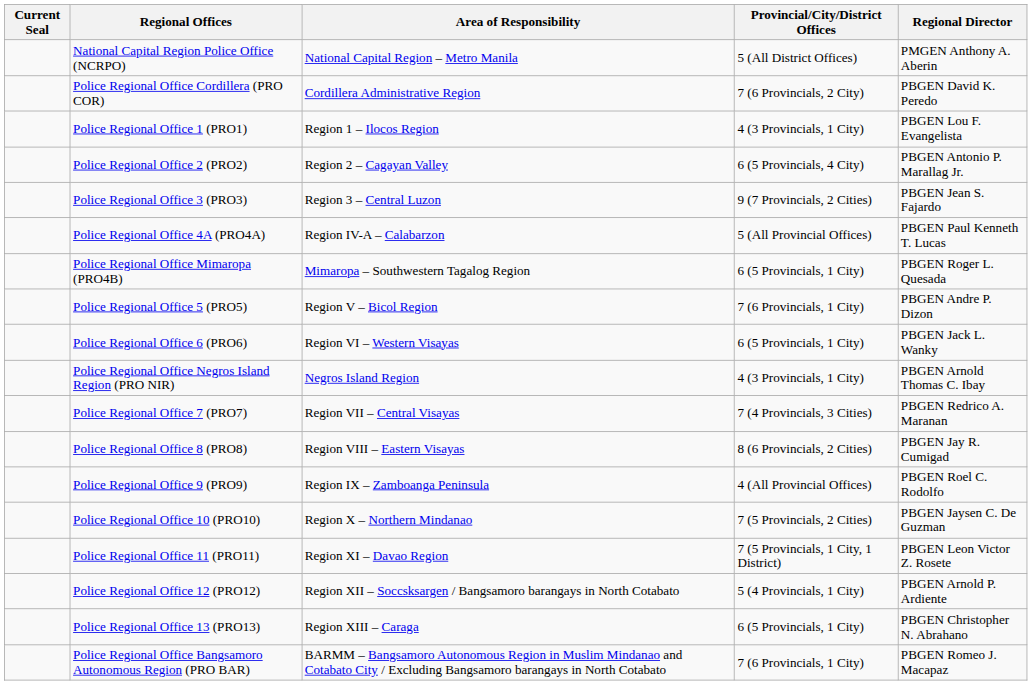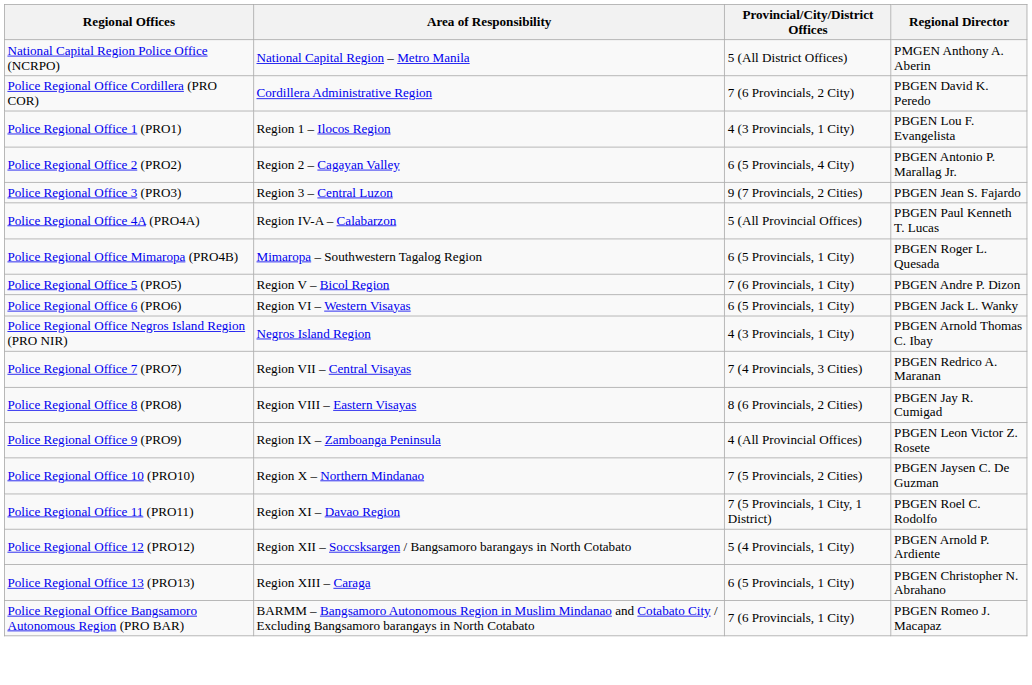- column: (37, 22)
(944, 484) PBGEN Roel C. Rodolfo -> (956, 440) PBGEN Leon Victor Z. Rosete
(955, 555) PBGEN Leon Victor Z. Rosete -> (937, 511) PBGEN Roel C. Rodolfo
